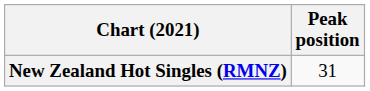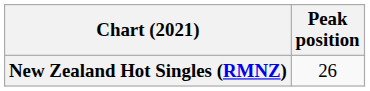(328, 70) 31 -> (328, 70) 26
